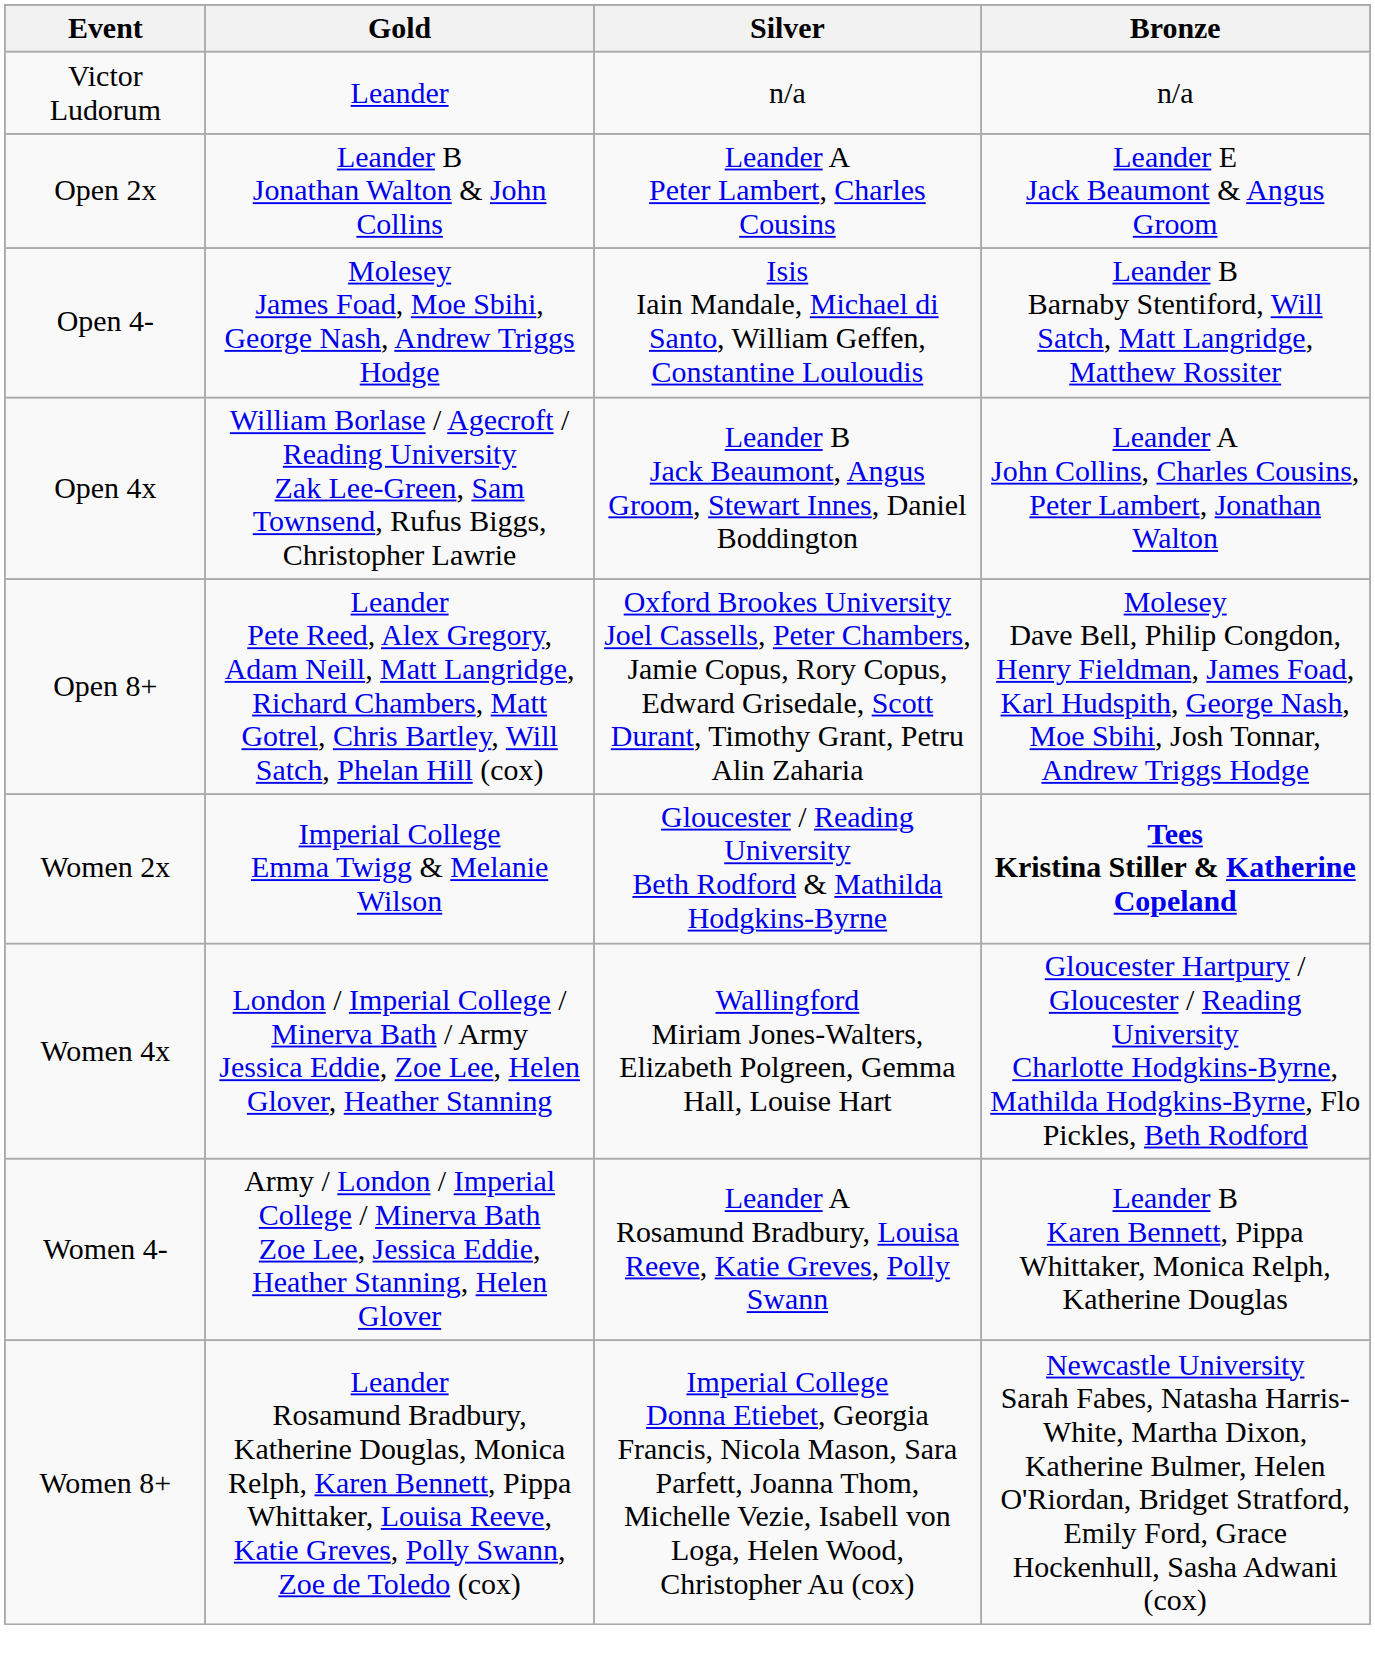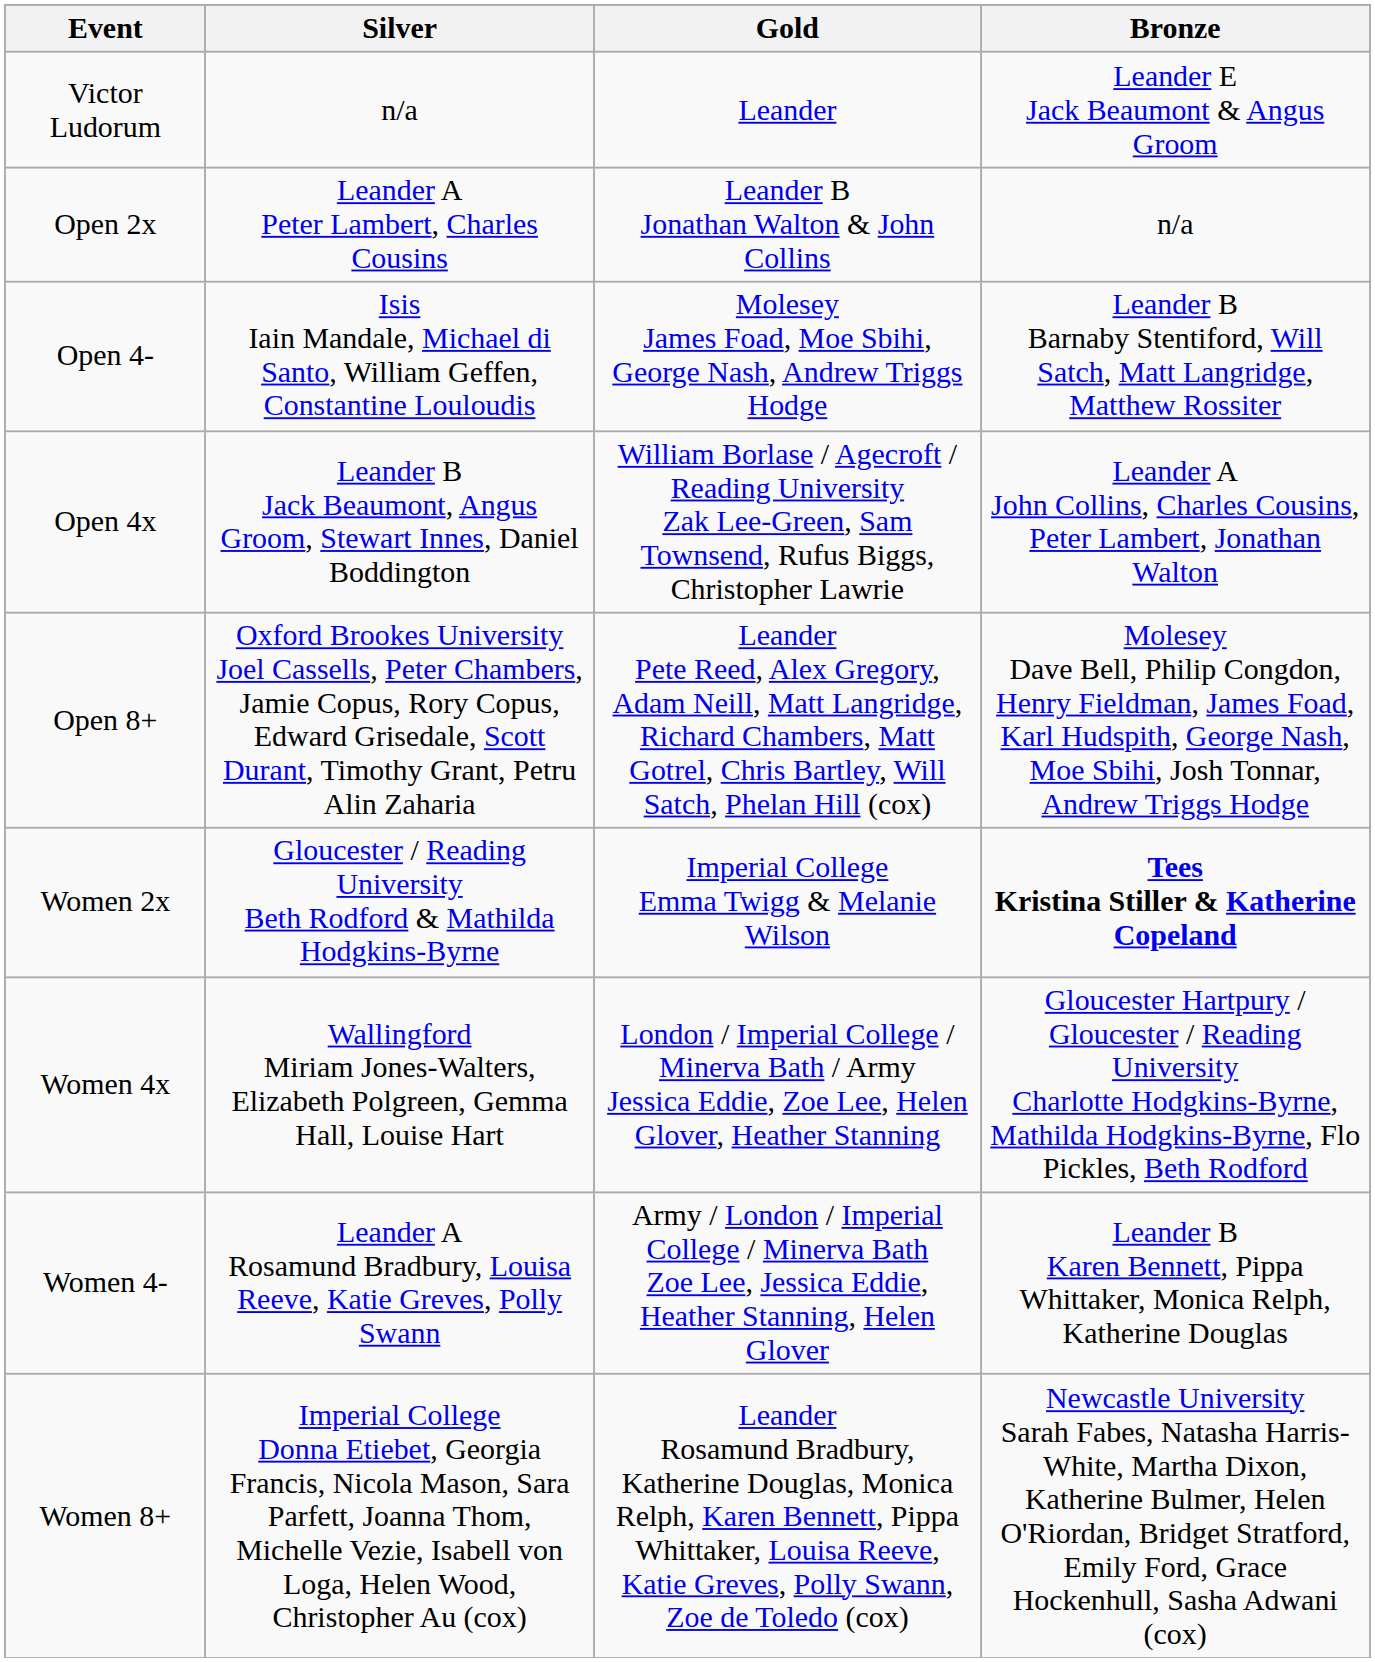columns swapped: (400, 28) <-> (787, 28)
(1175, 92) n/a -> (1175, 109) Leander E Jack Beaumont & Angus Groom
(1175, 190) Leander E Jack Beaumont & Angus Groom -> (1175, 224) n/a
